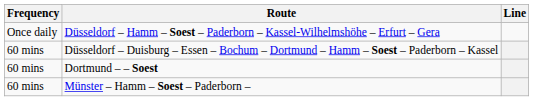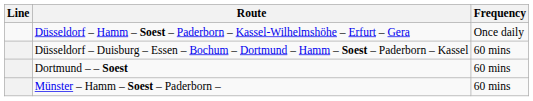columns swapped: (515, 13) <-> (33, 13)
